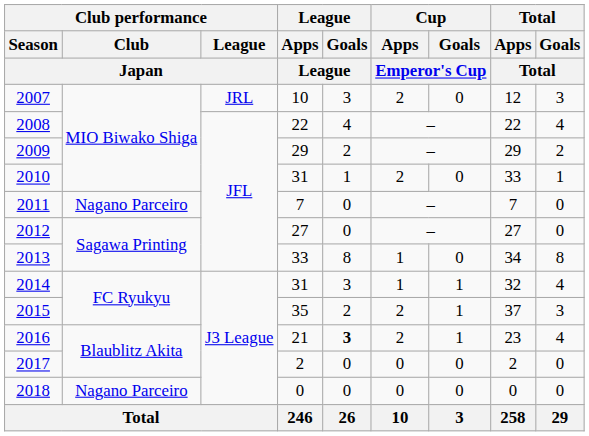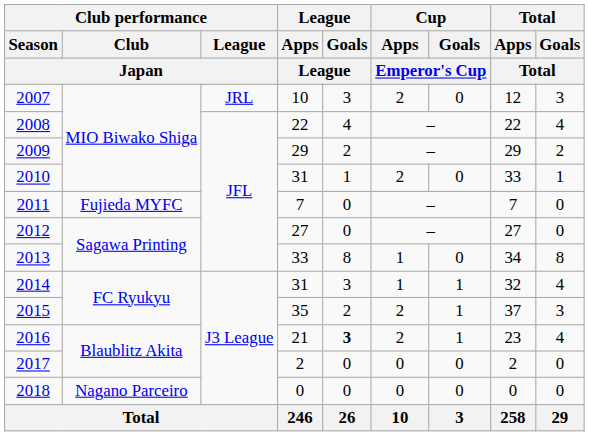(131, 204) Nagano Parceiro -> (131, 204) Fujieda MYFC
